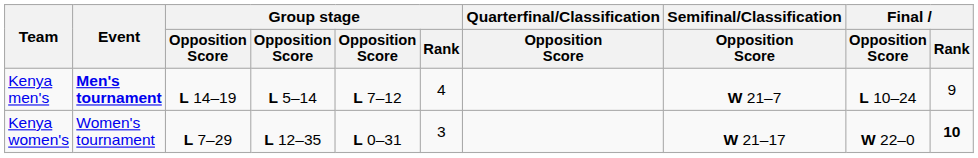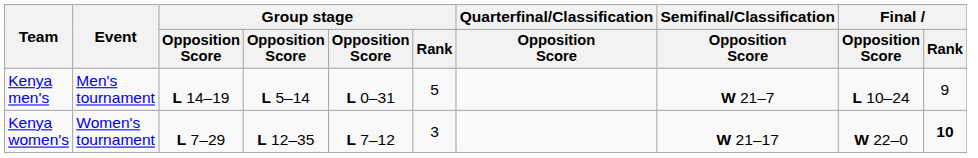(119, 90) bold -> (116, 90) normal
(377, 98) L 7–12 -> (371, 98) L 0–31
(441, 90) 4 -> (435, 90) 5
(377, 140) L 0–31 -> (371, 140) L 7–12
